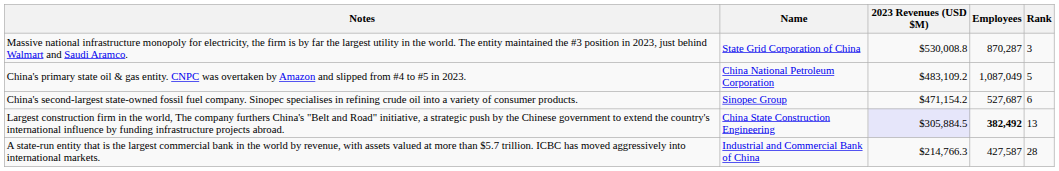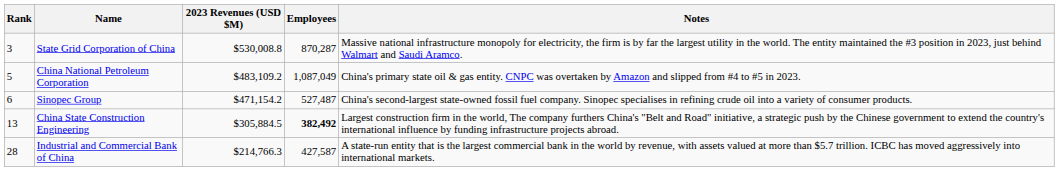columns swapped: (1039, 19) <-> (362, 19)
(1004, 100) 527,687 -> (319, 100) 527,487
(943, 123) lavender background -> (258, 123) no background
